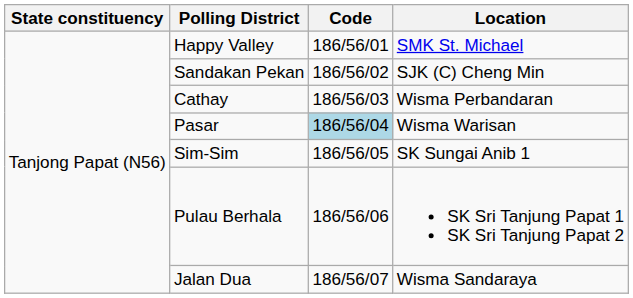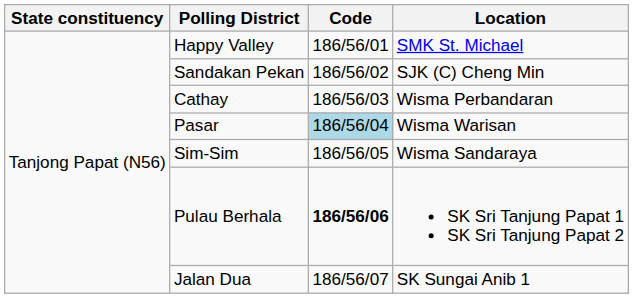(463, 153) SK Sungai Anib 1 -> (467, 153) Wisma Sandaraya
(351, 216) normal -> (351, 216) bold
(467, 279) Wisma Sandaraya -> (463, 279) SK Sungai Anib 1
